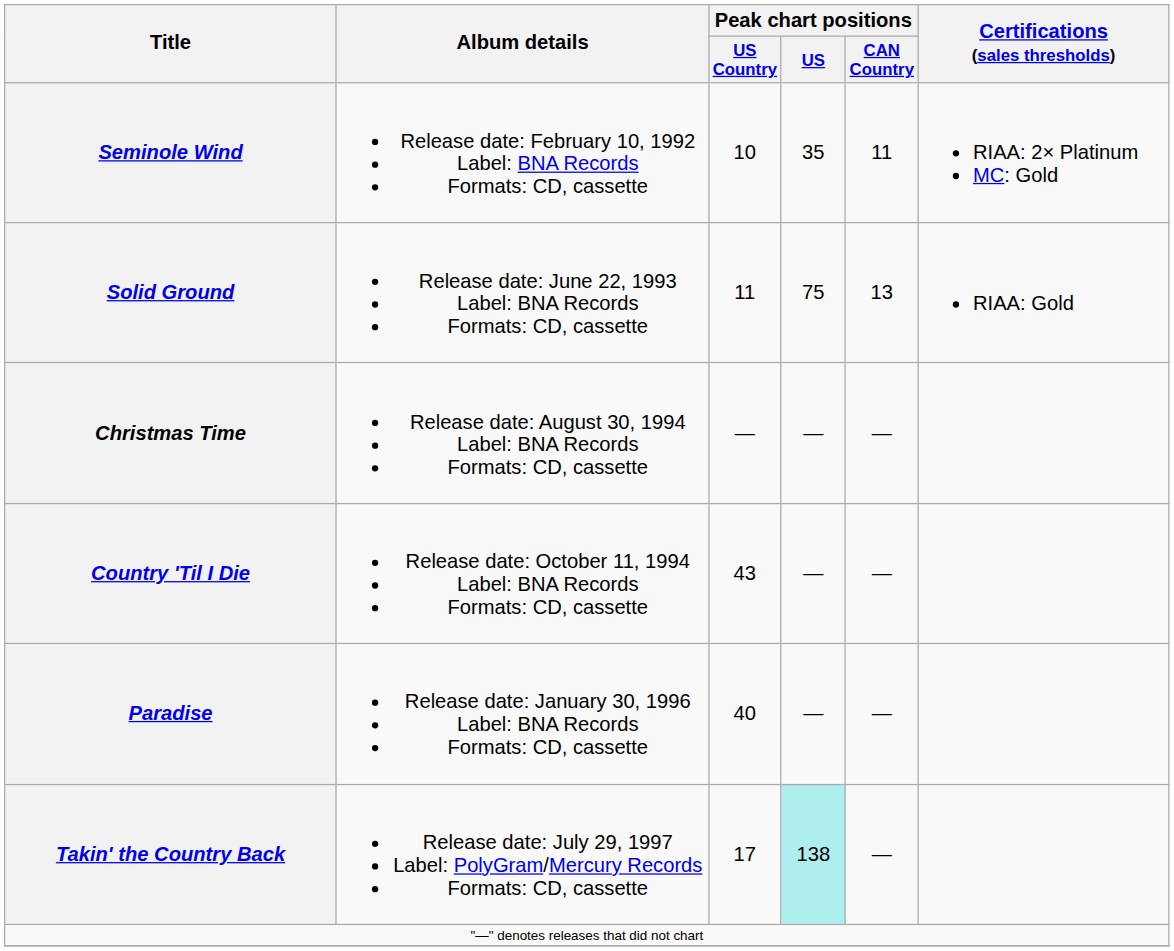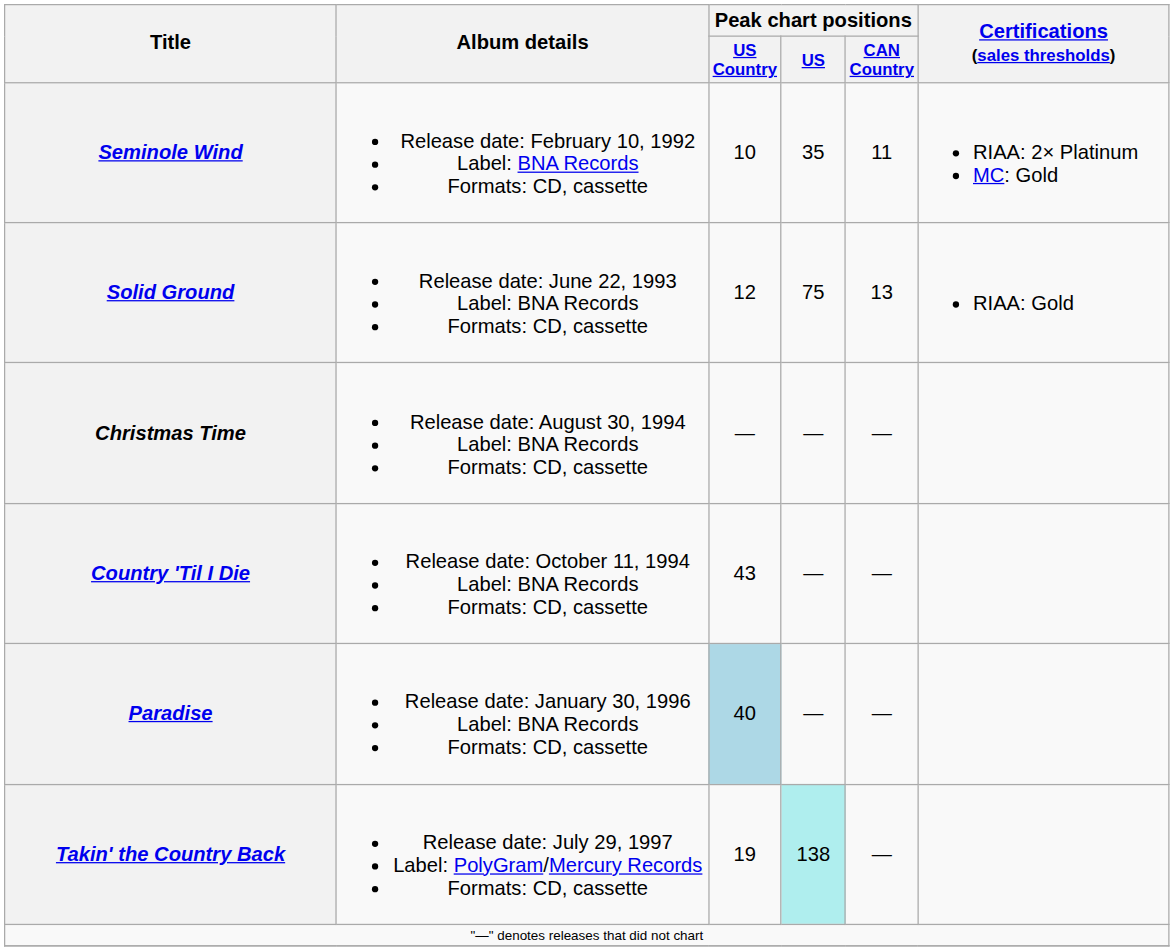(745, 292) 11 -> (745, 292) 12
(745, 713) no background -> (745, 713) lightblue background
(745, 854) 17 -> (745, 854) 19
